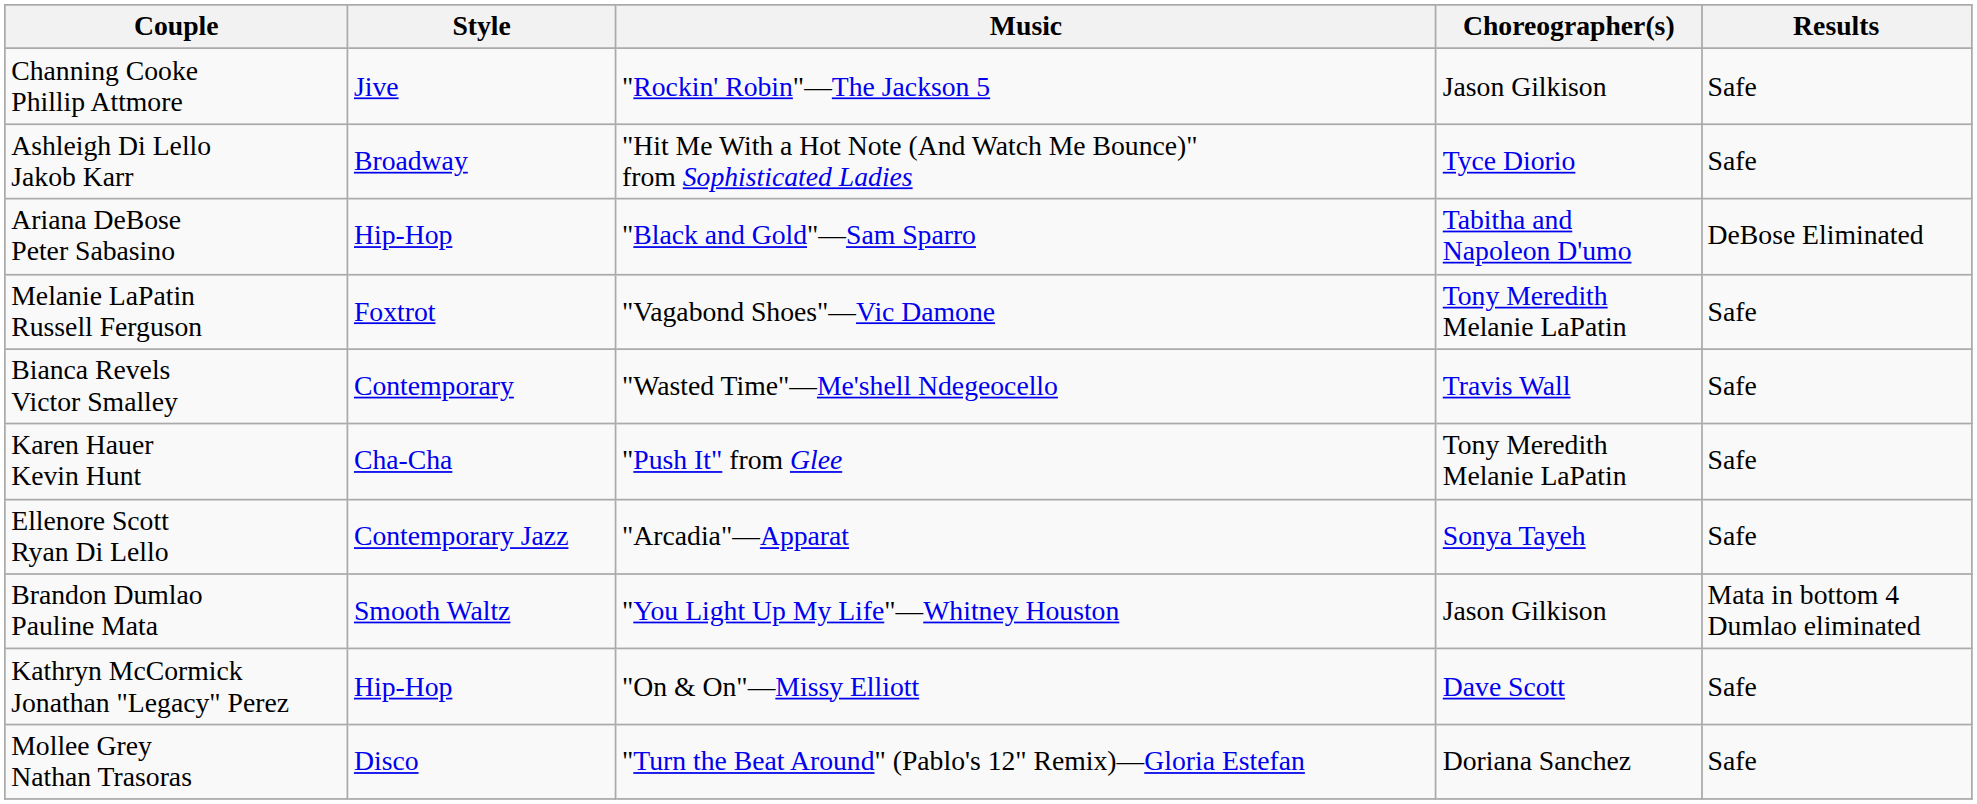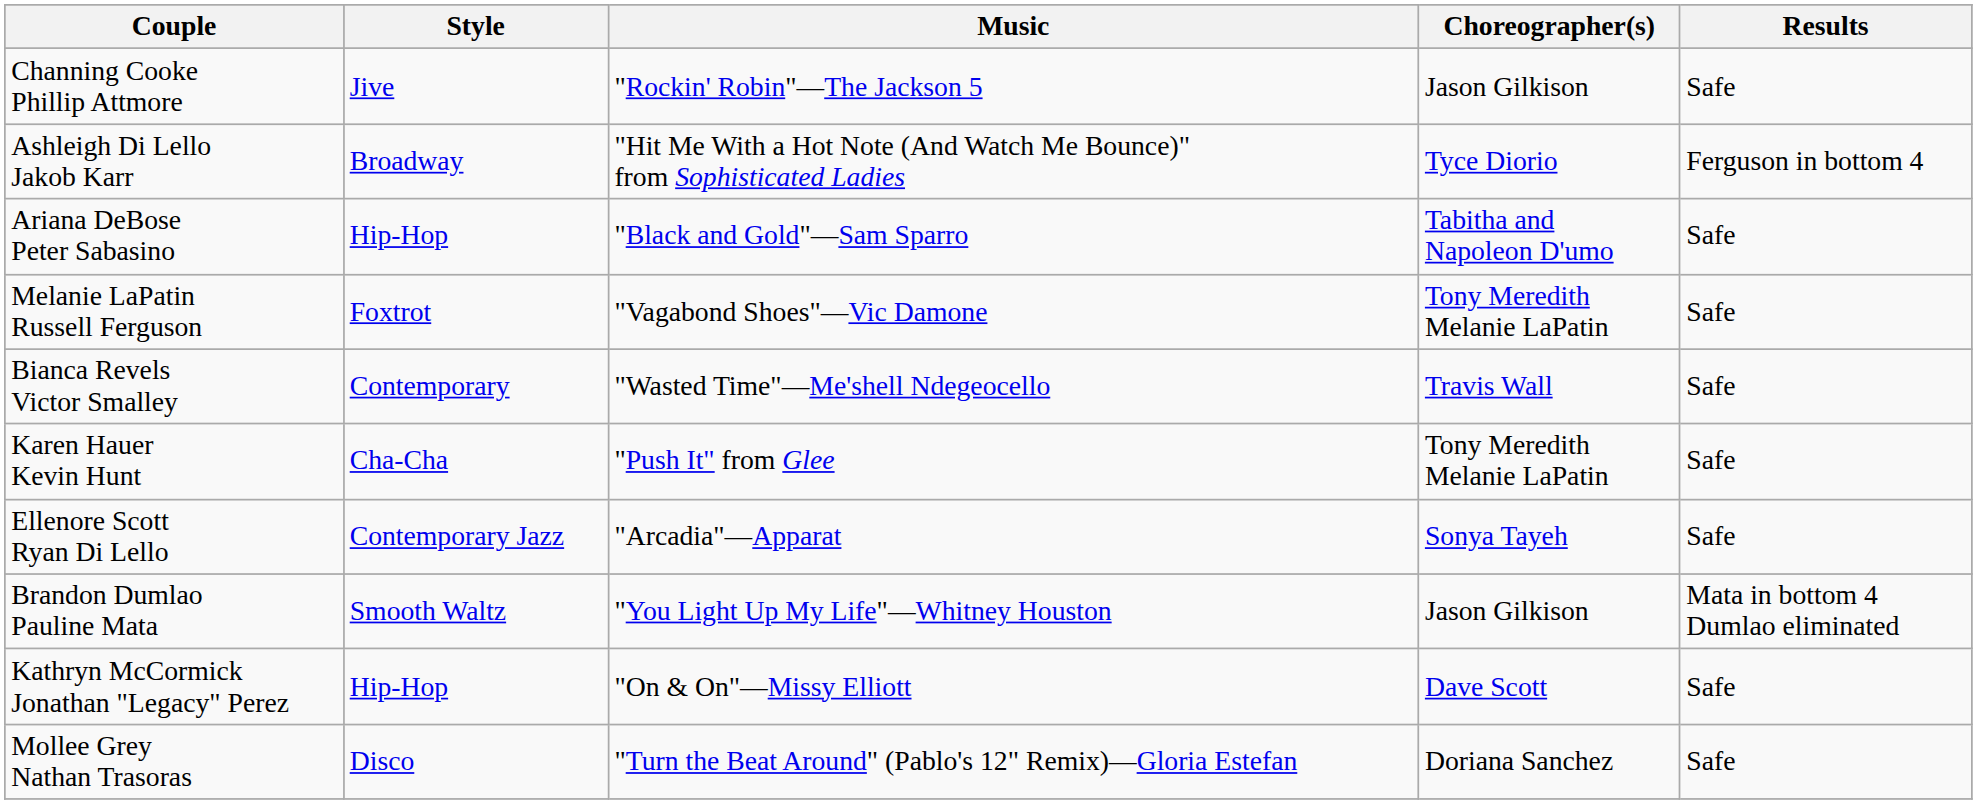(1732, 160) Safe -> (1805, 160) Ferguson in bottom 4
(1816, 235) DeBose Eliminated -> (1711, 235) Safe
